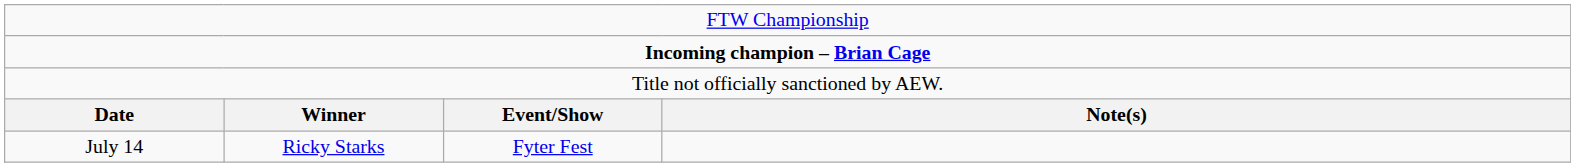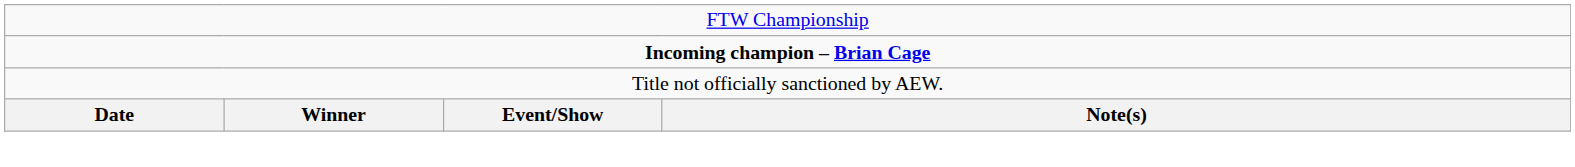- row: (114, 146)
